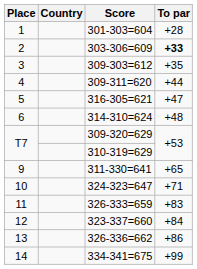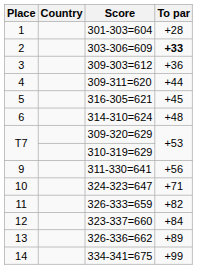(174, 65) +35 -> (174, 65) +36
(174, 100) +47 -> (174, 100) +45
(174, 169) +65 -> (174, 169) +56
(174, 204) +83 -> (174, 204) +82
(174, 238) +86 -> (174, 238) +89
